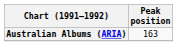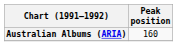(151, 34) 163 -> (151, 34) 160
